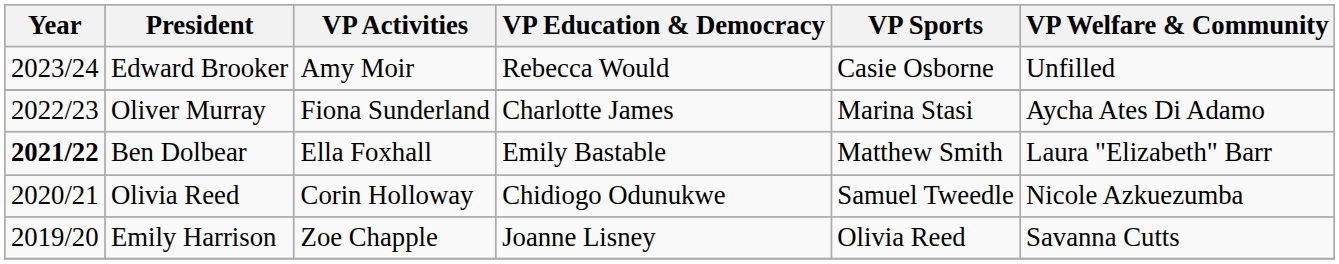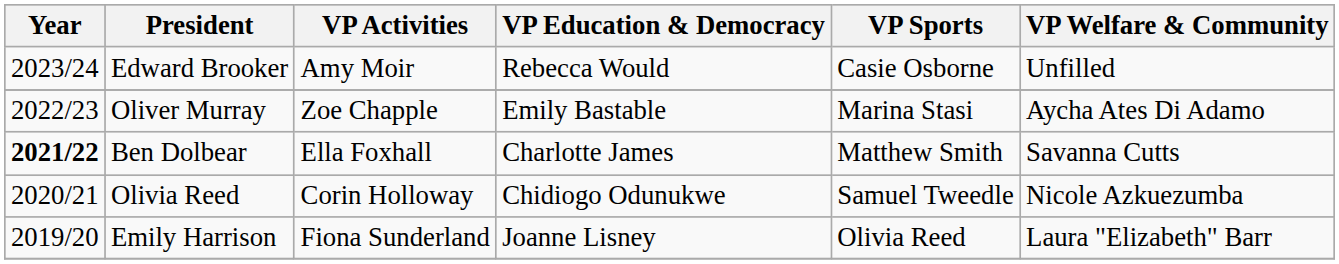(395, 110) Fiona Sunderland -> (369, 110) Zoe Chapple
(588, 110) Charlotte James -> (584, 110) Emily Bastable
(584, 152) Emily Bastable -> (588, 152) Charlotte James
(1149, 152) Laura "Elizabeth" Barr -> (1103, 152) Savanna Cutts
(369, 237) Zoe Chapple -> (395, 237) Fiona Sunderland
(1103, 237) Savanna Cutts -> (1149, 237) Laura "Elizabeth" Barr
